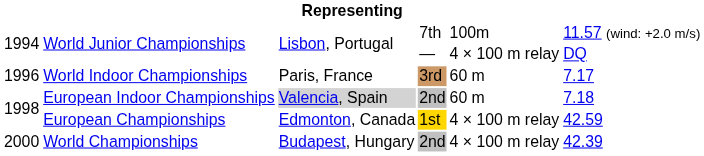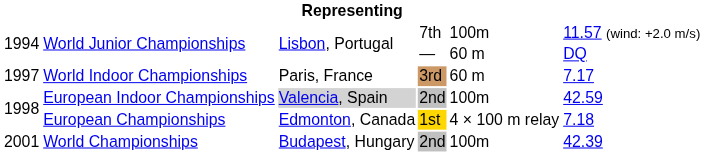(504, 54) 4 × 100 m relay -> (467, 54) 60 m
(22, 76) 1996 -> (22, 76) 1997
(467, 98) 60 m -> (469, 98) 100m
(579, 98) 7.18 -> (583, 98) 42.59
(583, 119) 42.59 -> (579, 119) 7.18
(22, 141) 2000 -> (22, 141) 2001
(504, 141) 4 × 100 m relay -> (469, 141) 100m
